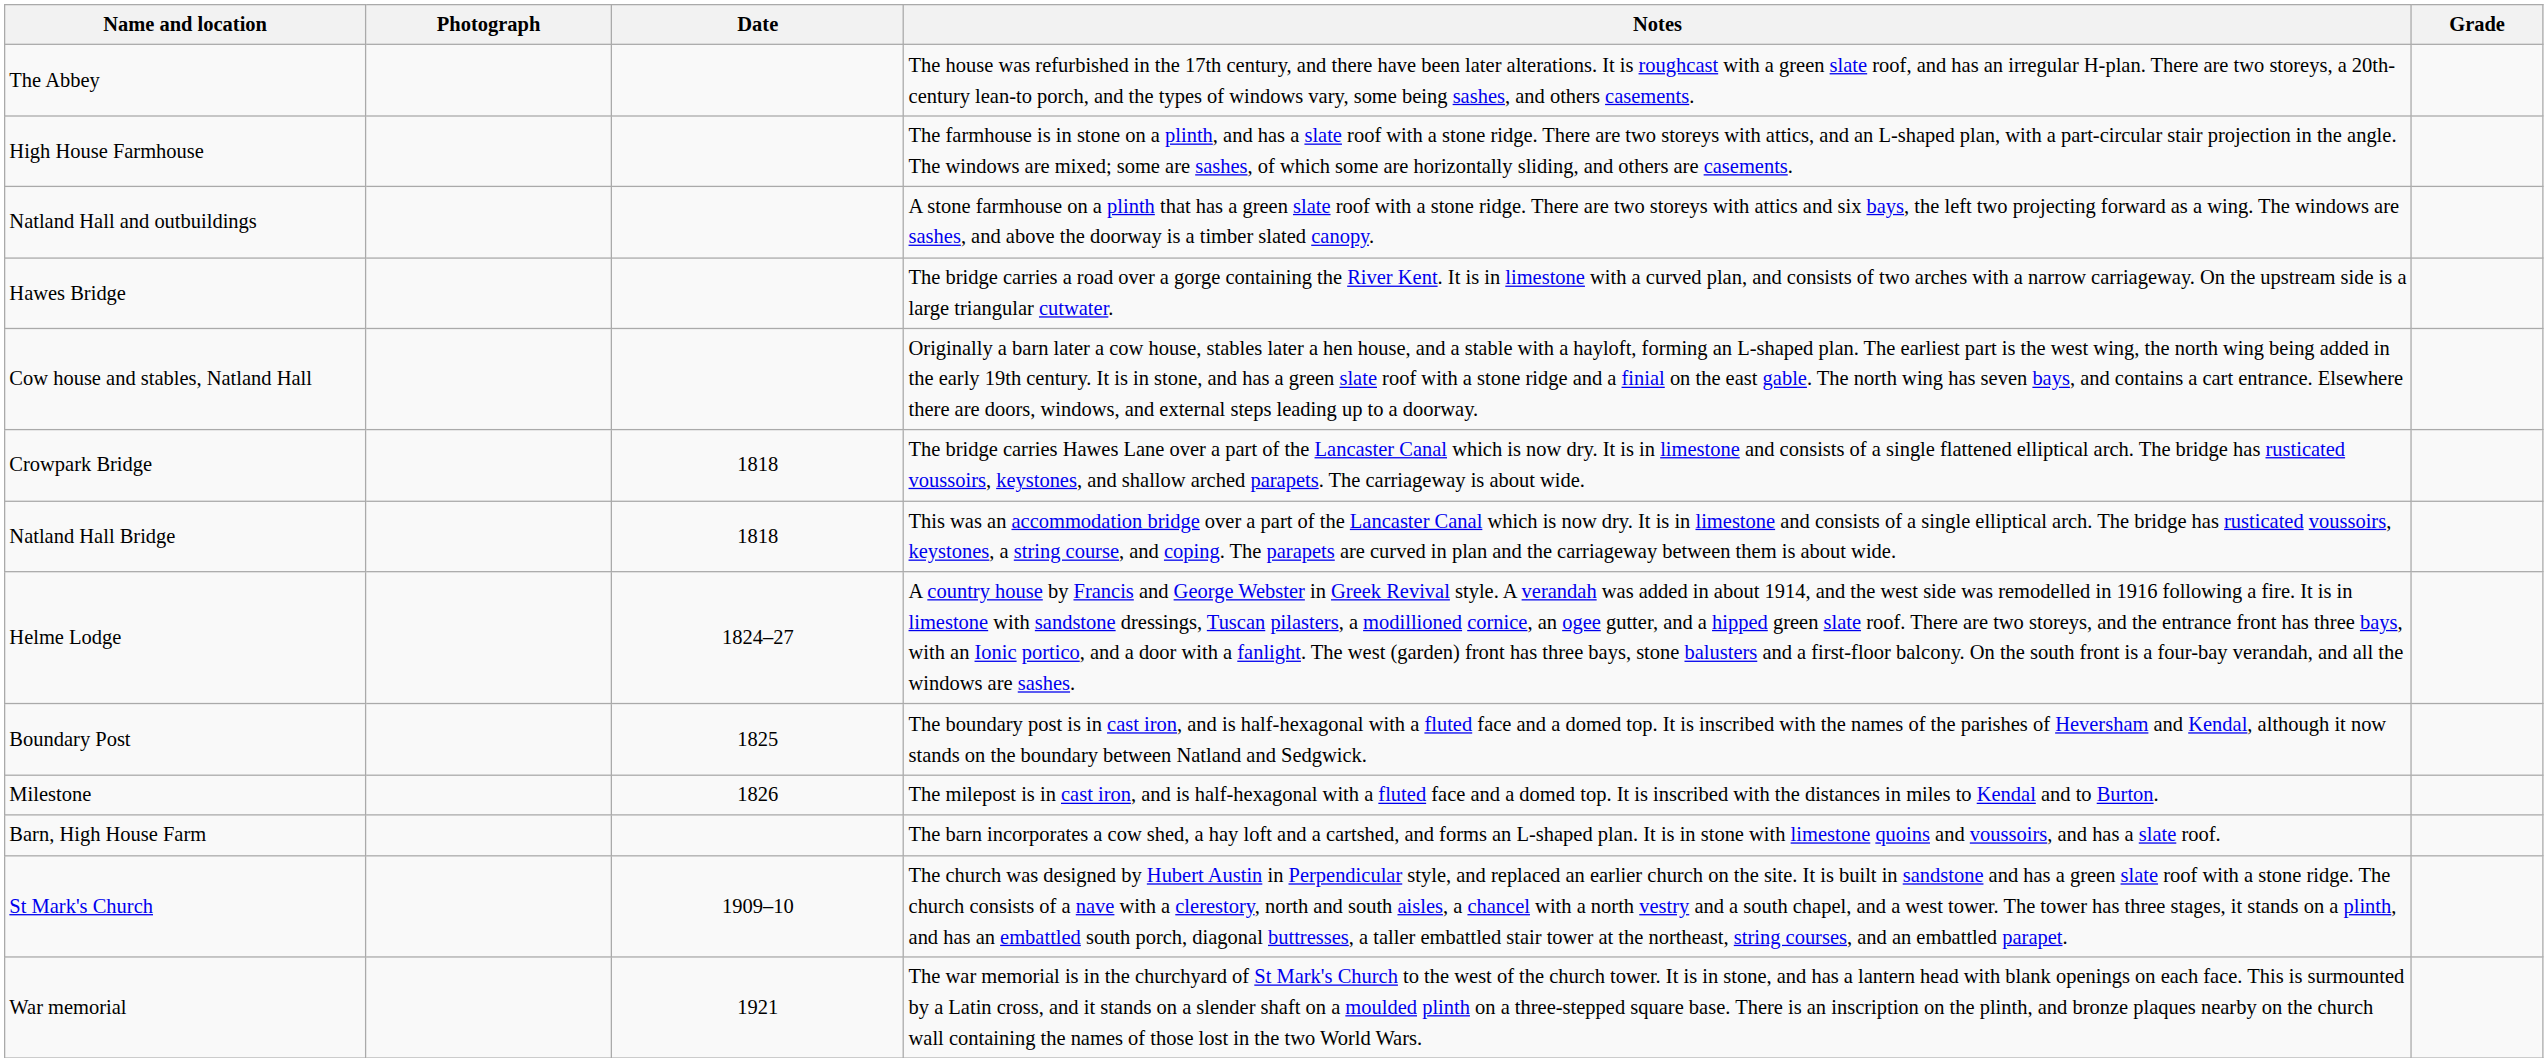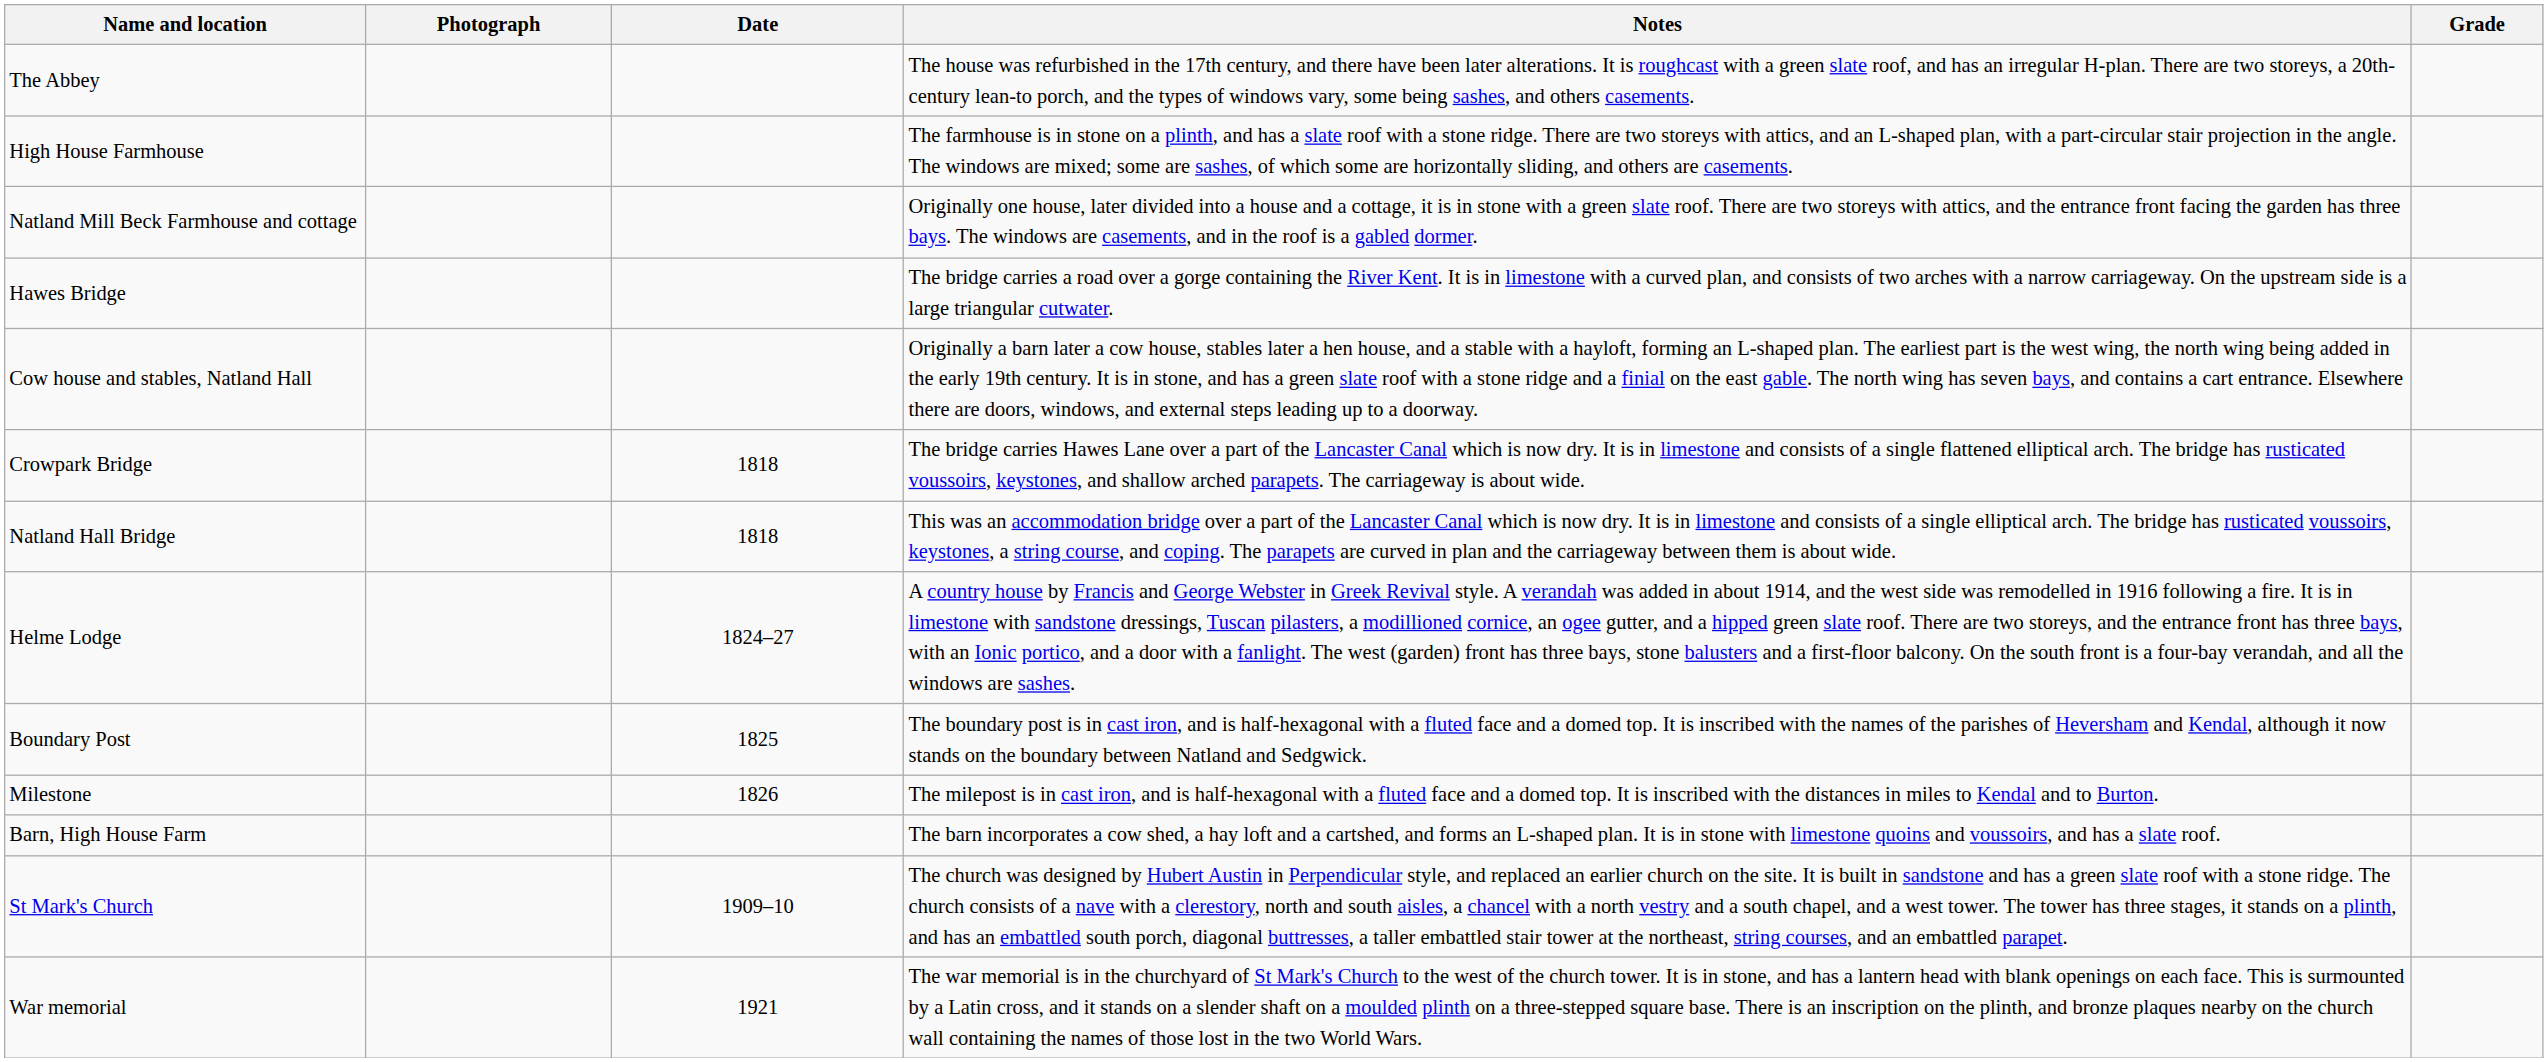- row: (133, 221)
+ row: (183, 221)
